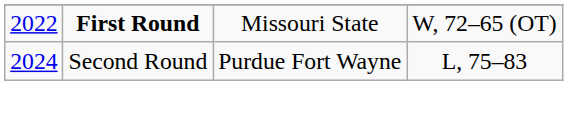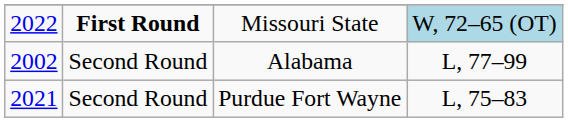(484, 23) no background -> (484, 23) lightblue background
+ row: (310, 60)
(34, 60) 2024 -> (34, 98) 2021
